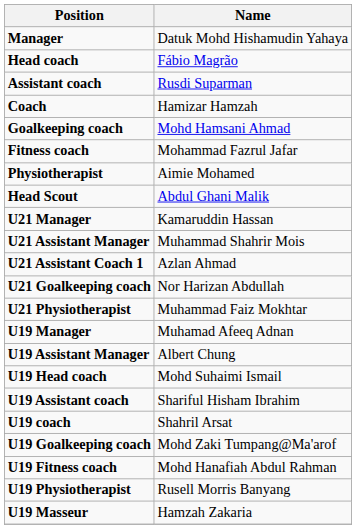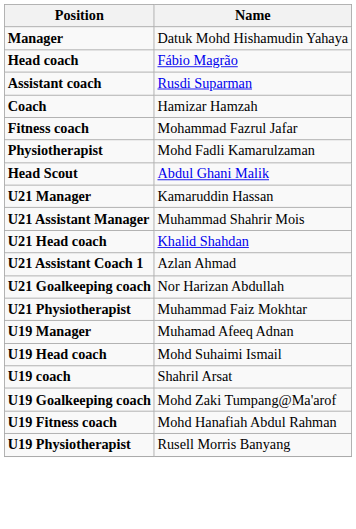- row: (224, 128)
+ row: (236, 151)
- row: (206, 173)
+ row: (203, 241)
- row: (196, 354)
- row: (229, 399)
- row: (205, 512)
